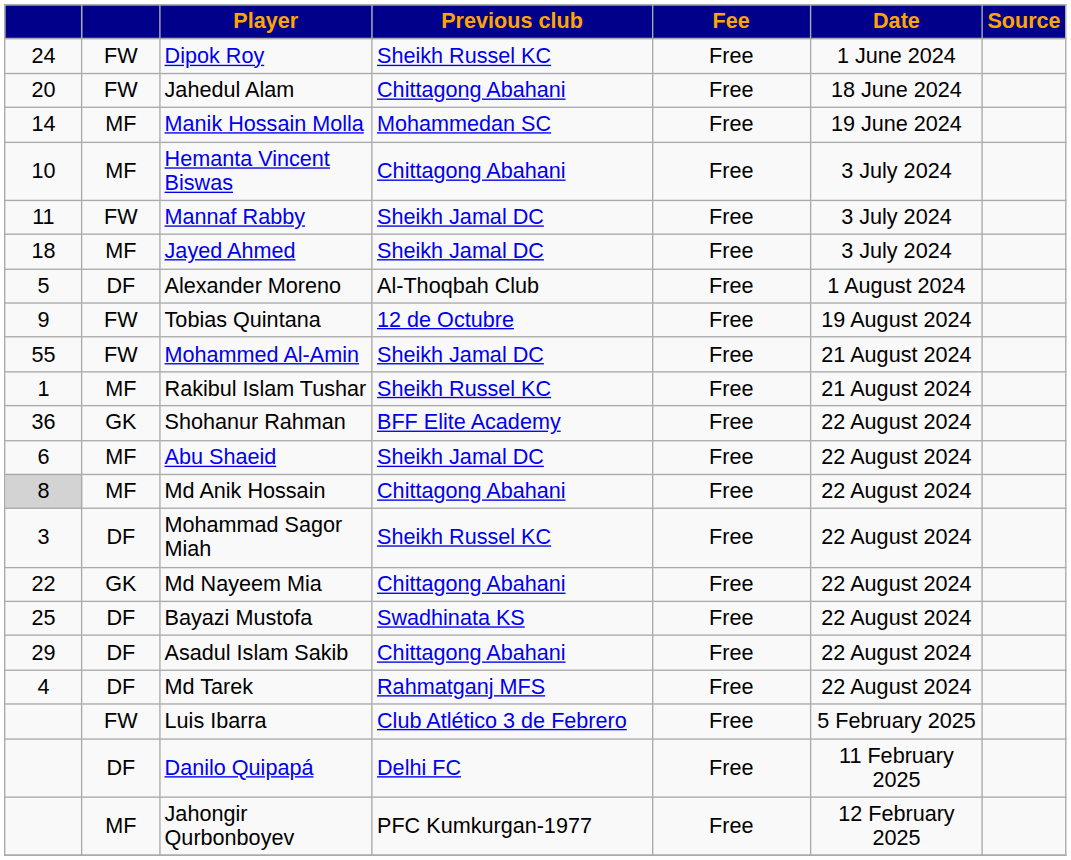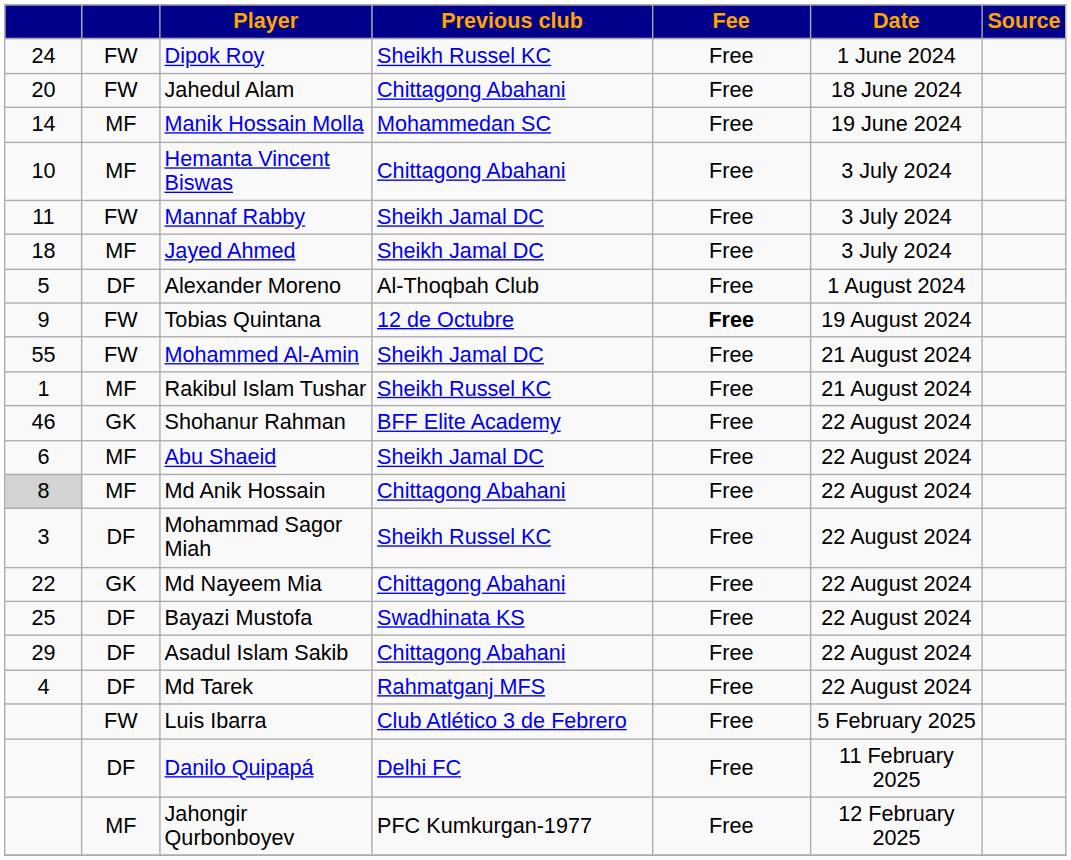(731, 319) normal -> (731, 319) bold
(43, 422) 36 -> (43, 422) 46
